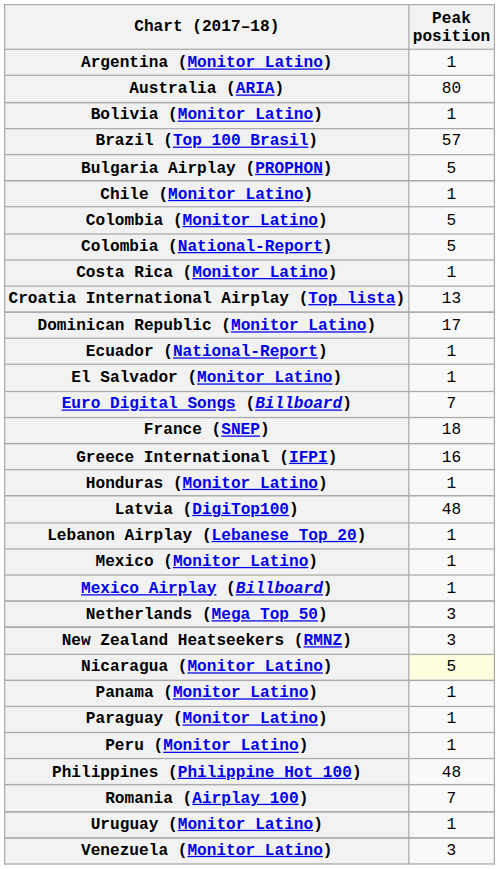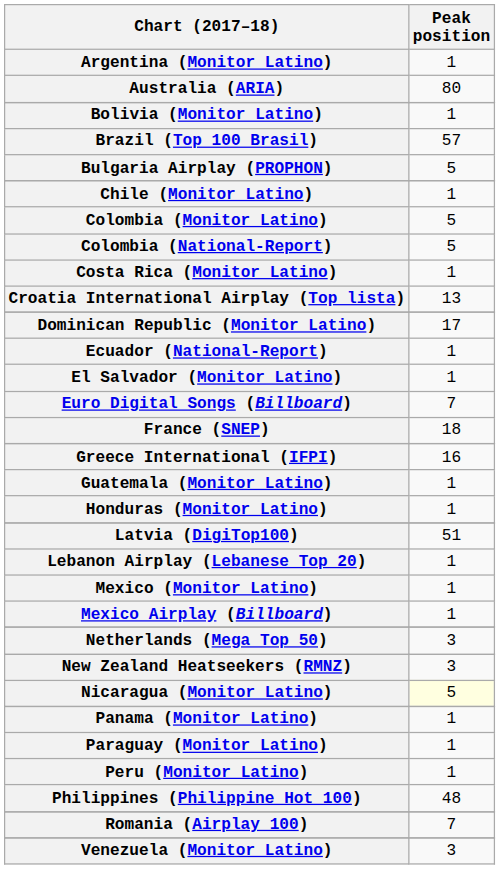+ row: (207, 483)
(451, 509) 48 -> (451, 536) 51
- row: (207, 825)
